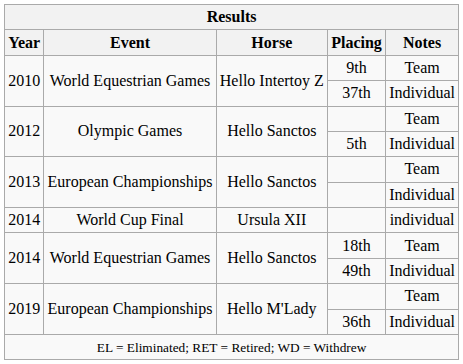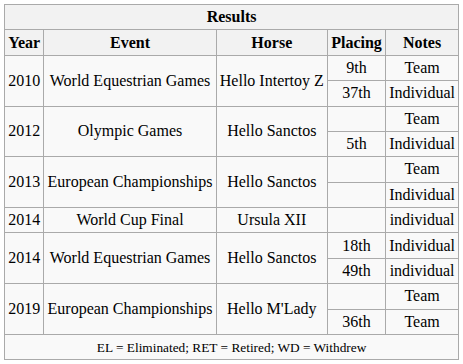(422, 245) Team -> (422, 245) Individual
(422, 270) Individual -> (422, 270) individual
(422, 321) Individual -> (422, 321) Team
